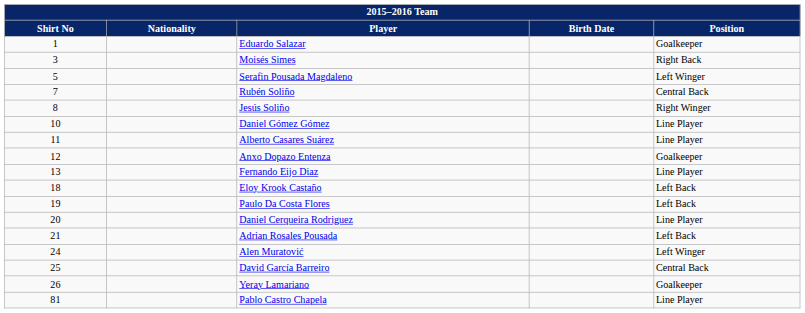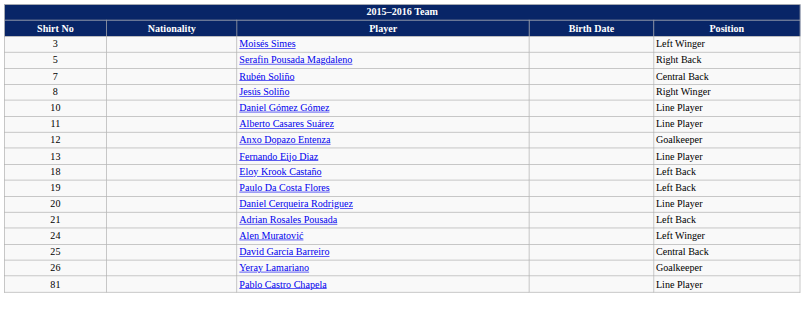- row: (272, 44)
(679, 60) Right Back -> (680, 44) Left Winger
(680, 76) Left Winger -> (679, 60) Right Back
